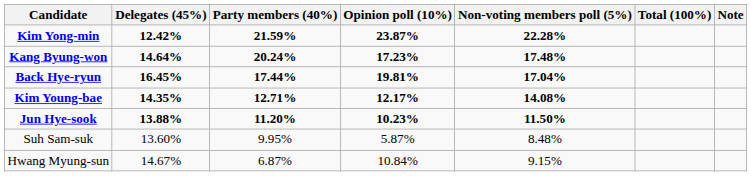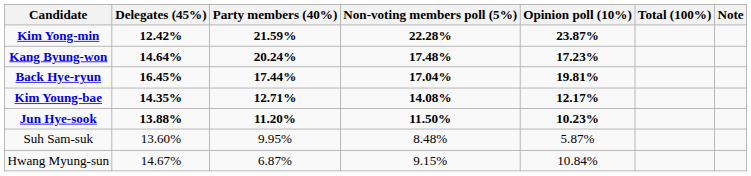columns swapped: (398, 14) <-> (545, 14)
